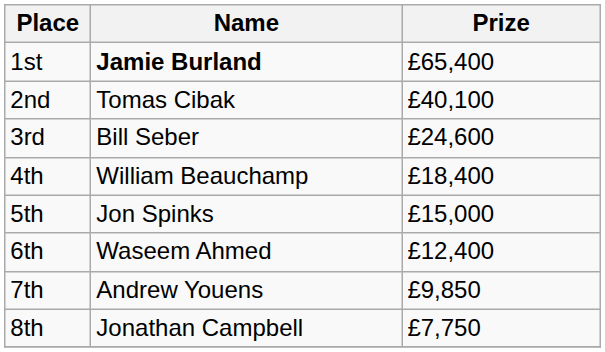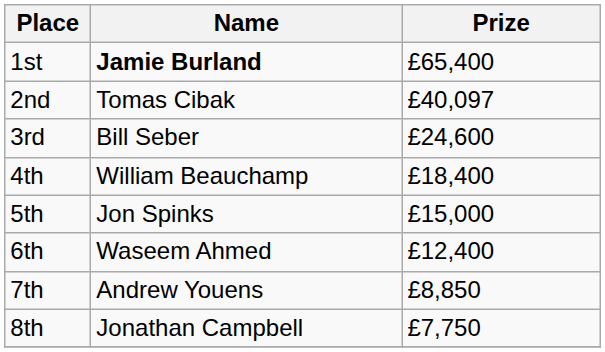(451, 99) £40,100 -> (451, 99) £40,097
(444, 289) £9,850 -> (444, 289) £8,850
